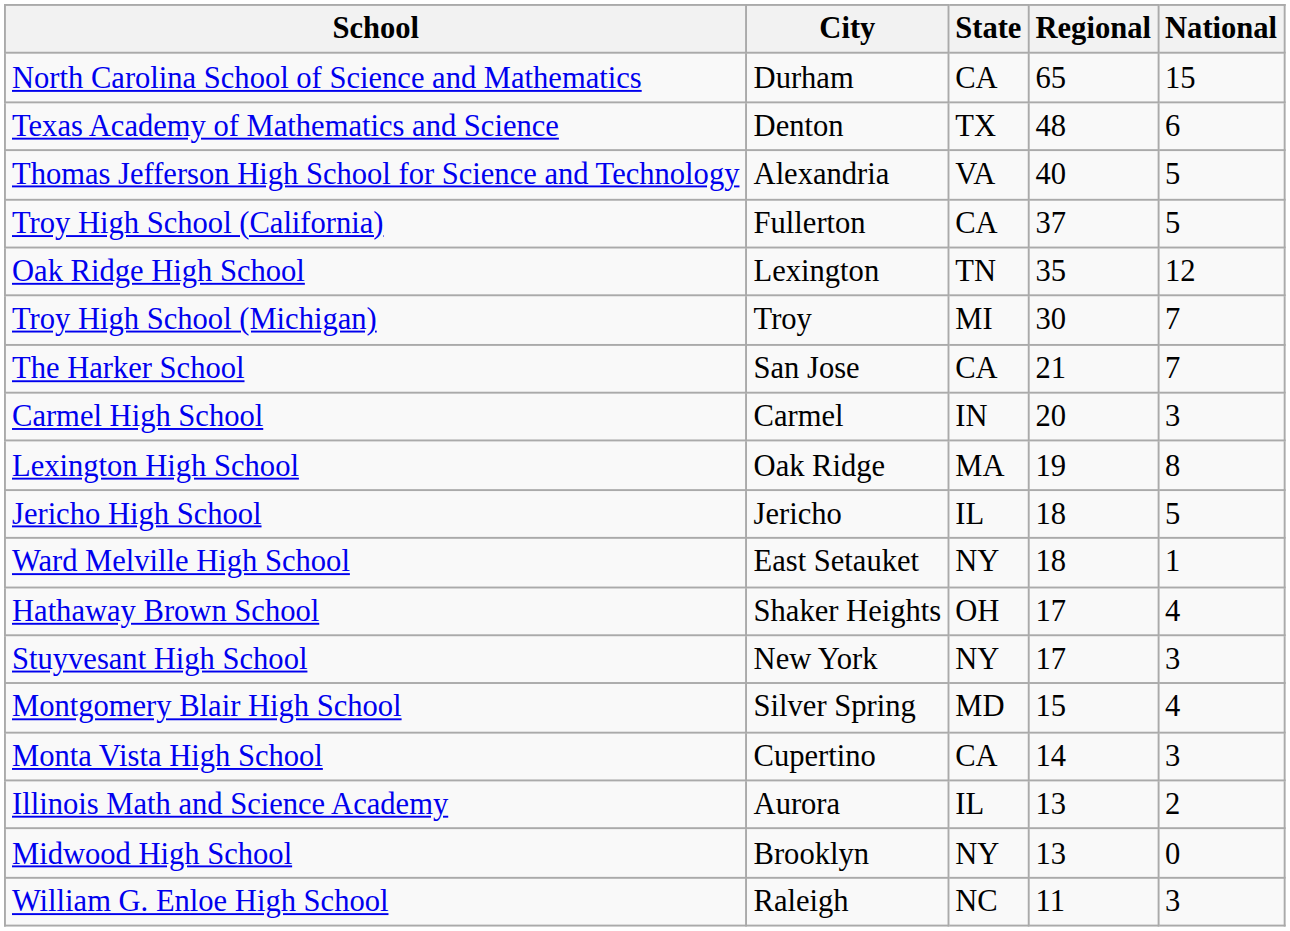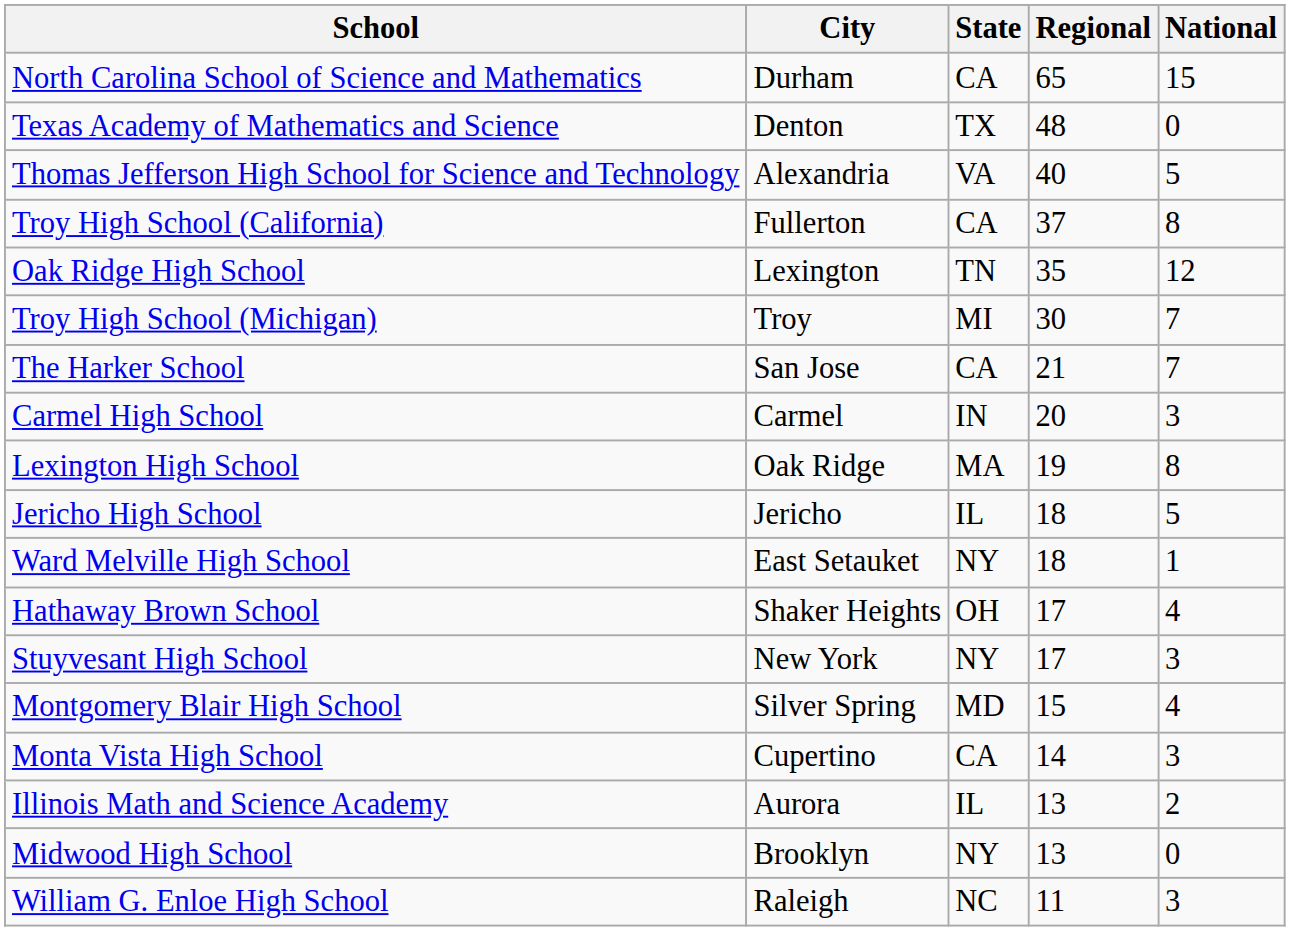(1173, 125) 6 -> (1173, 125) 0
(1173, 222) 5 -> (1173, 222) 8
